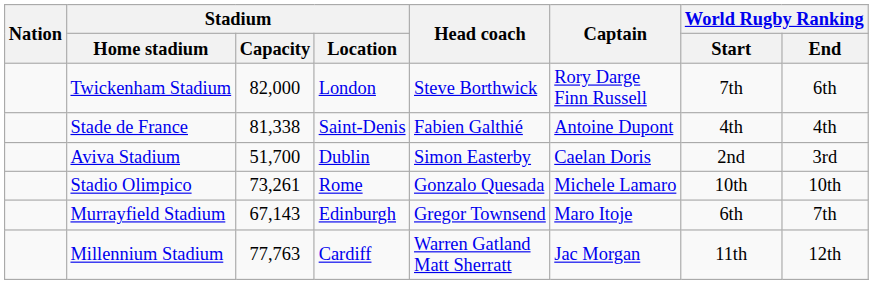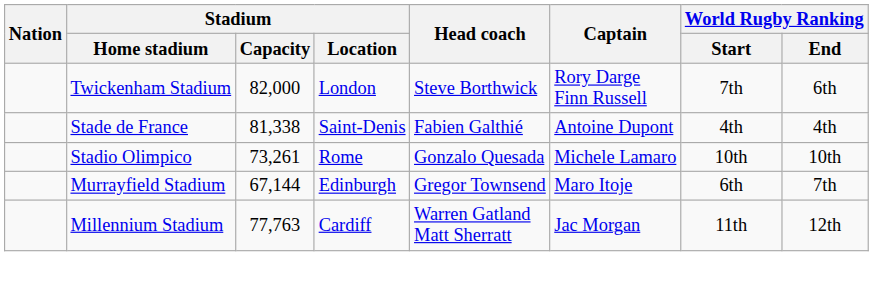- row: (125, 156)
(275, 214) 67,143 -> (275, 185) 67,144
